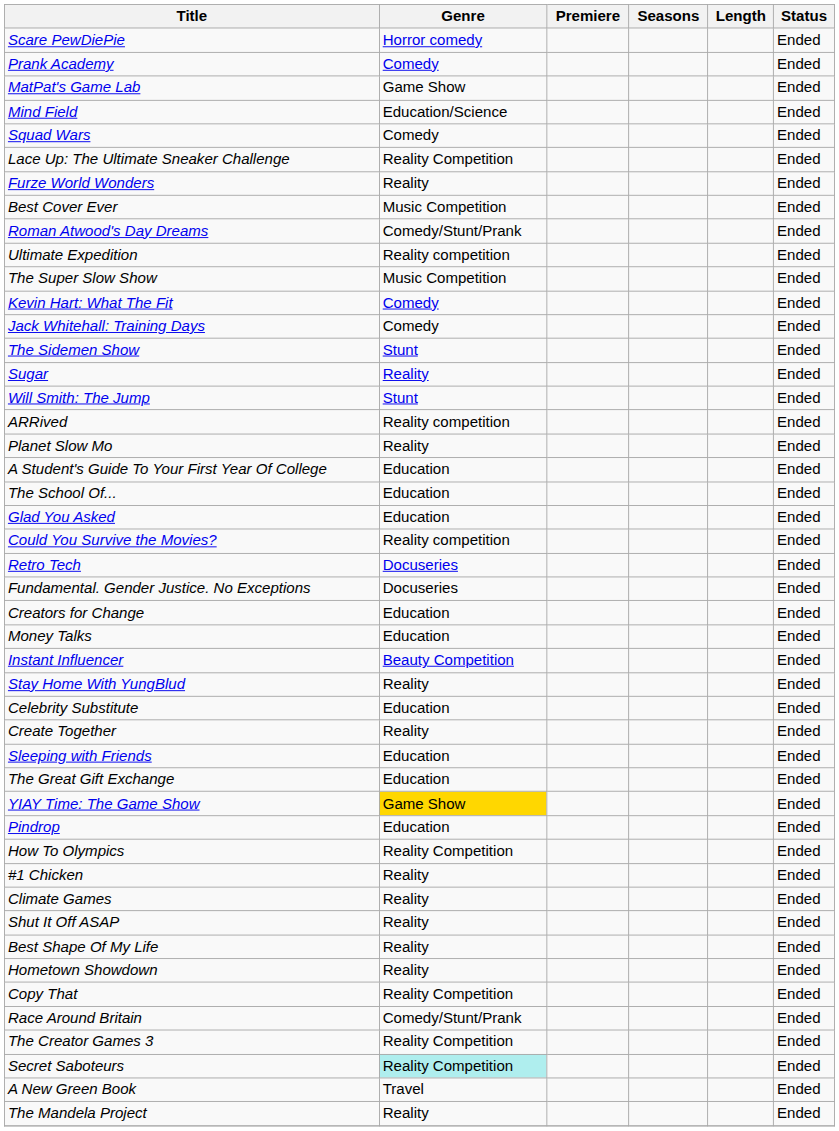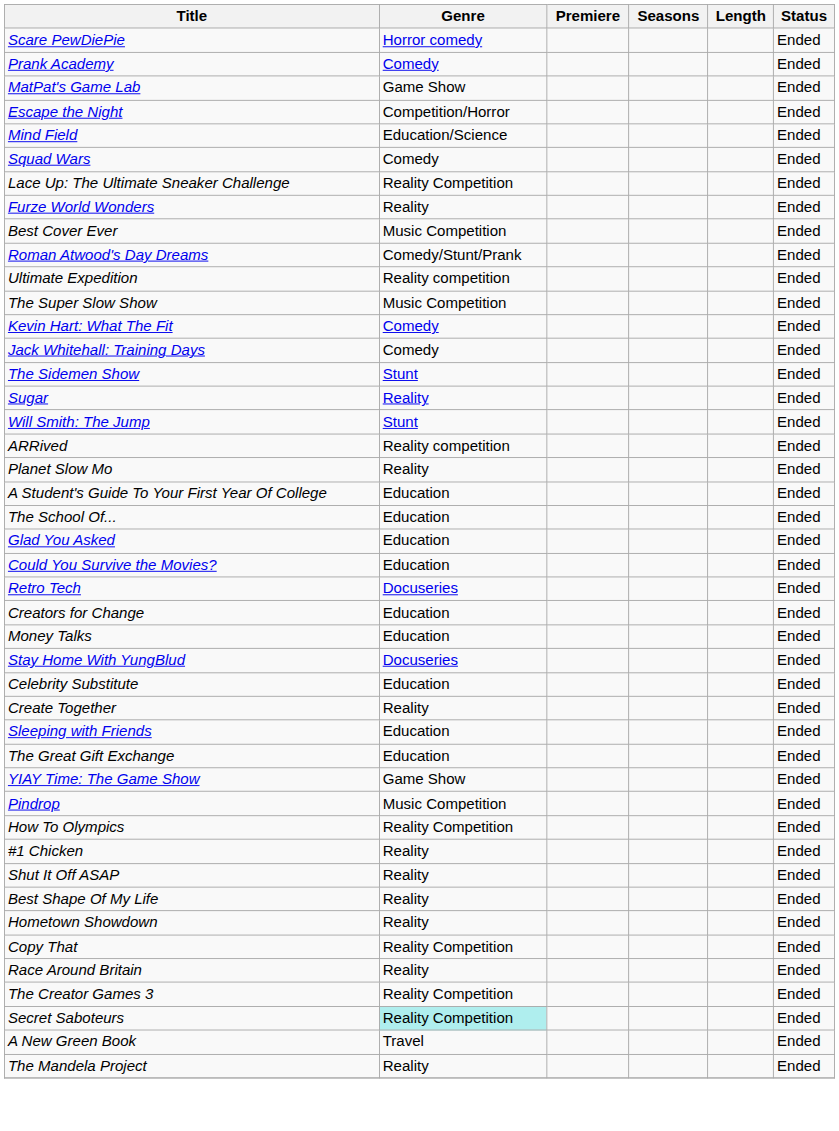+ row: (65, 111)
(446, 541) Reality competition -> (416, 565) Education
- row: (159, 588)
- row: (66, 660)
(406, 684) Reality -> (420, 660) Docuseries
(424, 803) gold background -> (424, 779) no background
(416, 827) Education -> (445, 803) Music Competition
- row: (60, 898)
(452, 1018) Comedy/Stunt/Prank -> (406, 970) Reality
